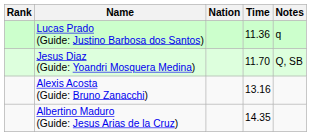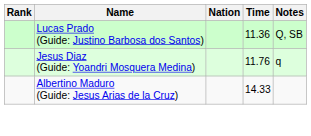(278, 34) q -> (289, 34) Q, SB
(258, 62) 11.70 -> (258, 62) 11.76
(289, 62) Q, SB -> (278, 62) q
- row: (92, 90)
(258, 117) 14.35 -> (258, 90) 14.33
